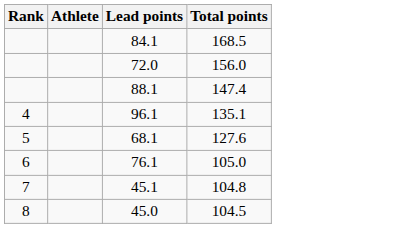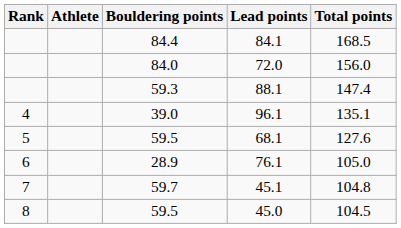+ column: (165, 16)
